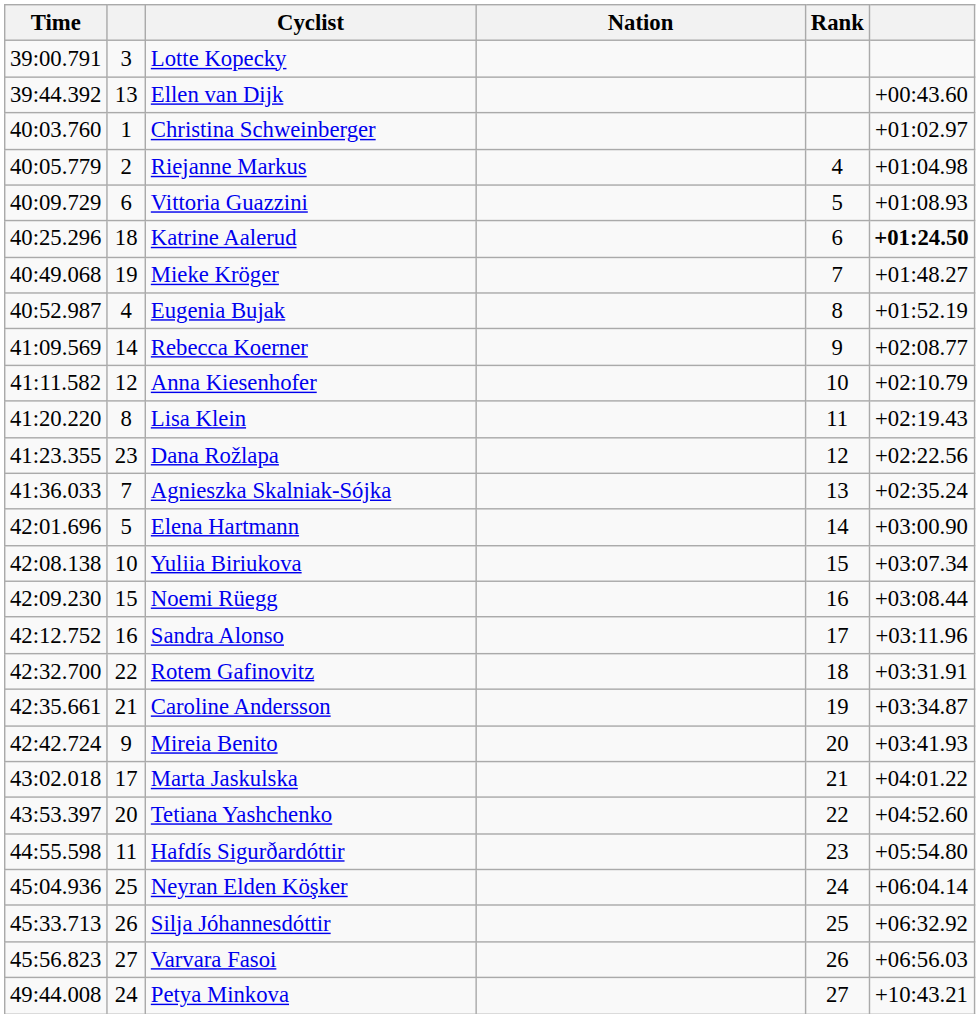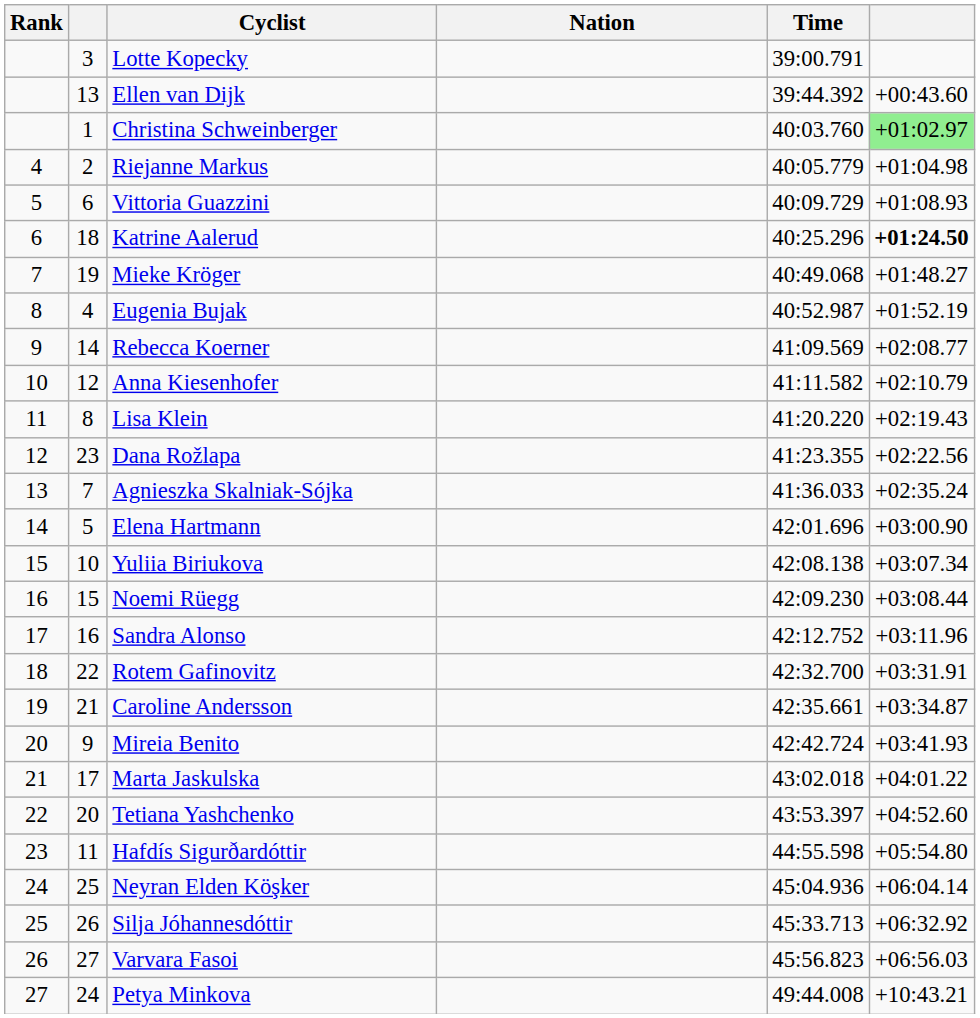columns swapped: (837, 22) <-> (56, 22)
(921, 130) no background -> (921, 130) lightgreen background
